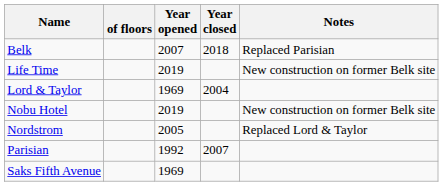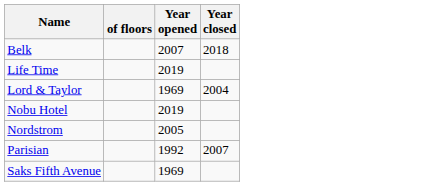- column: (339, 21)
